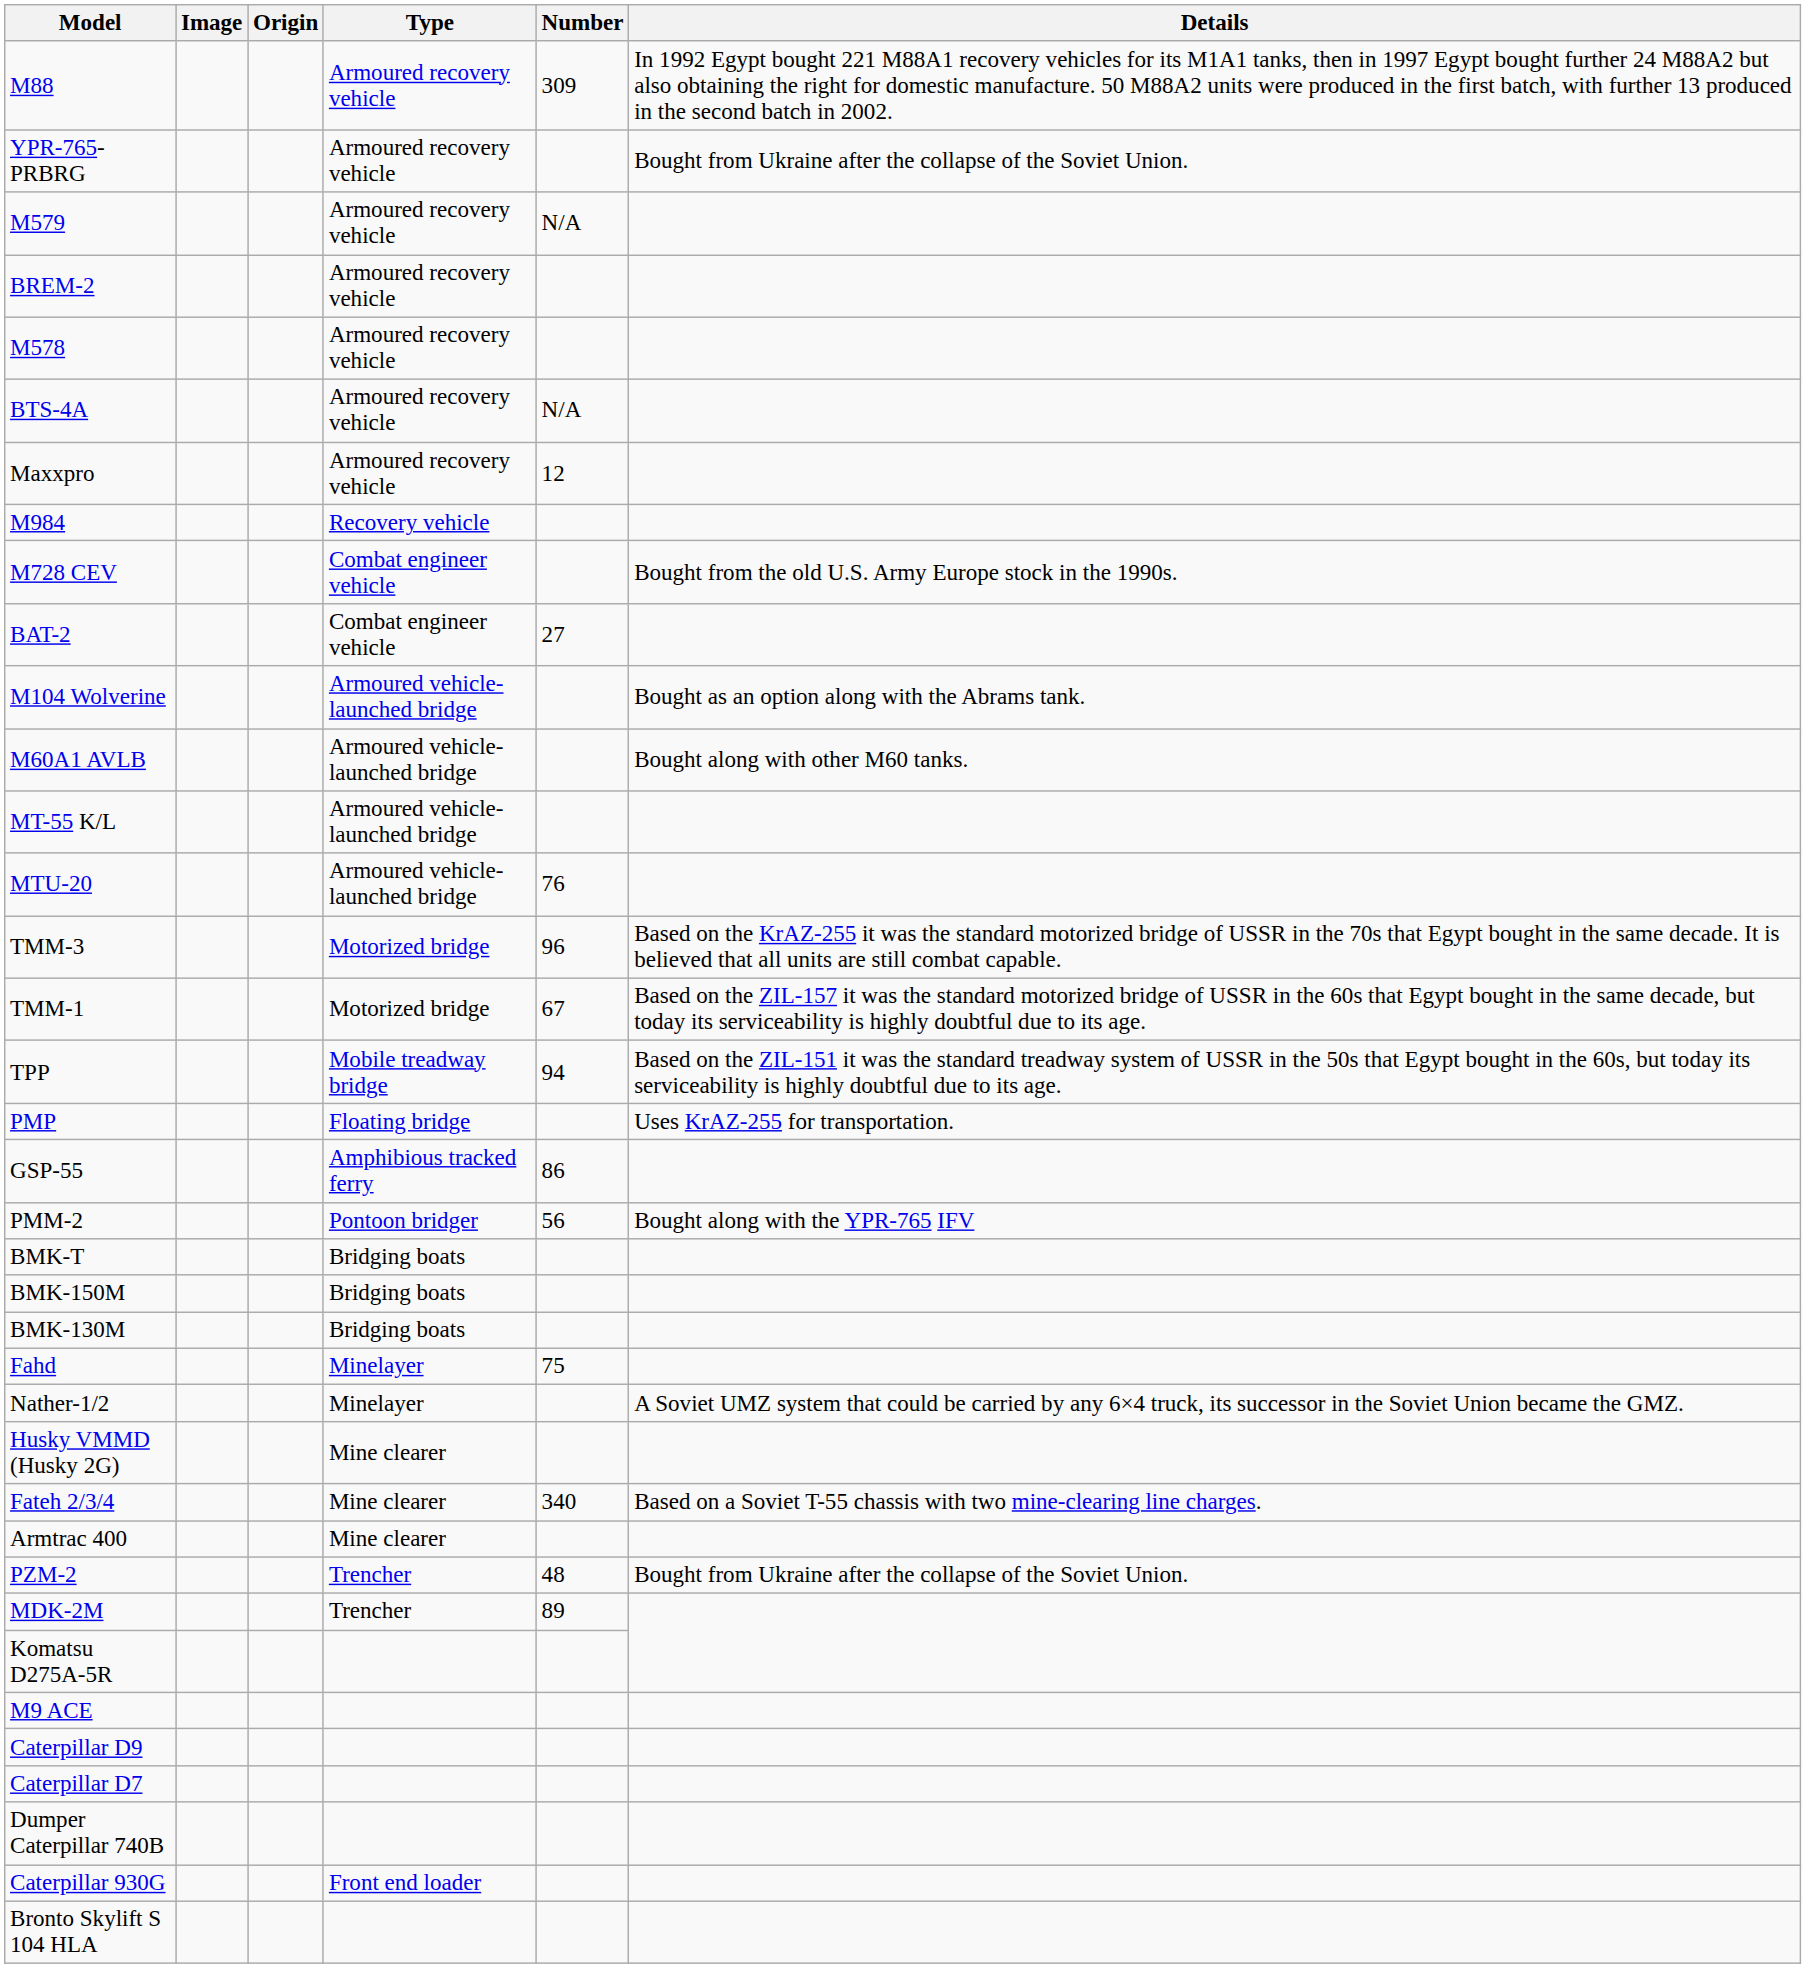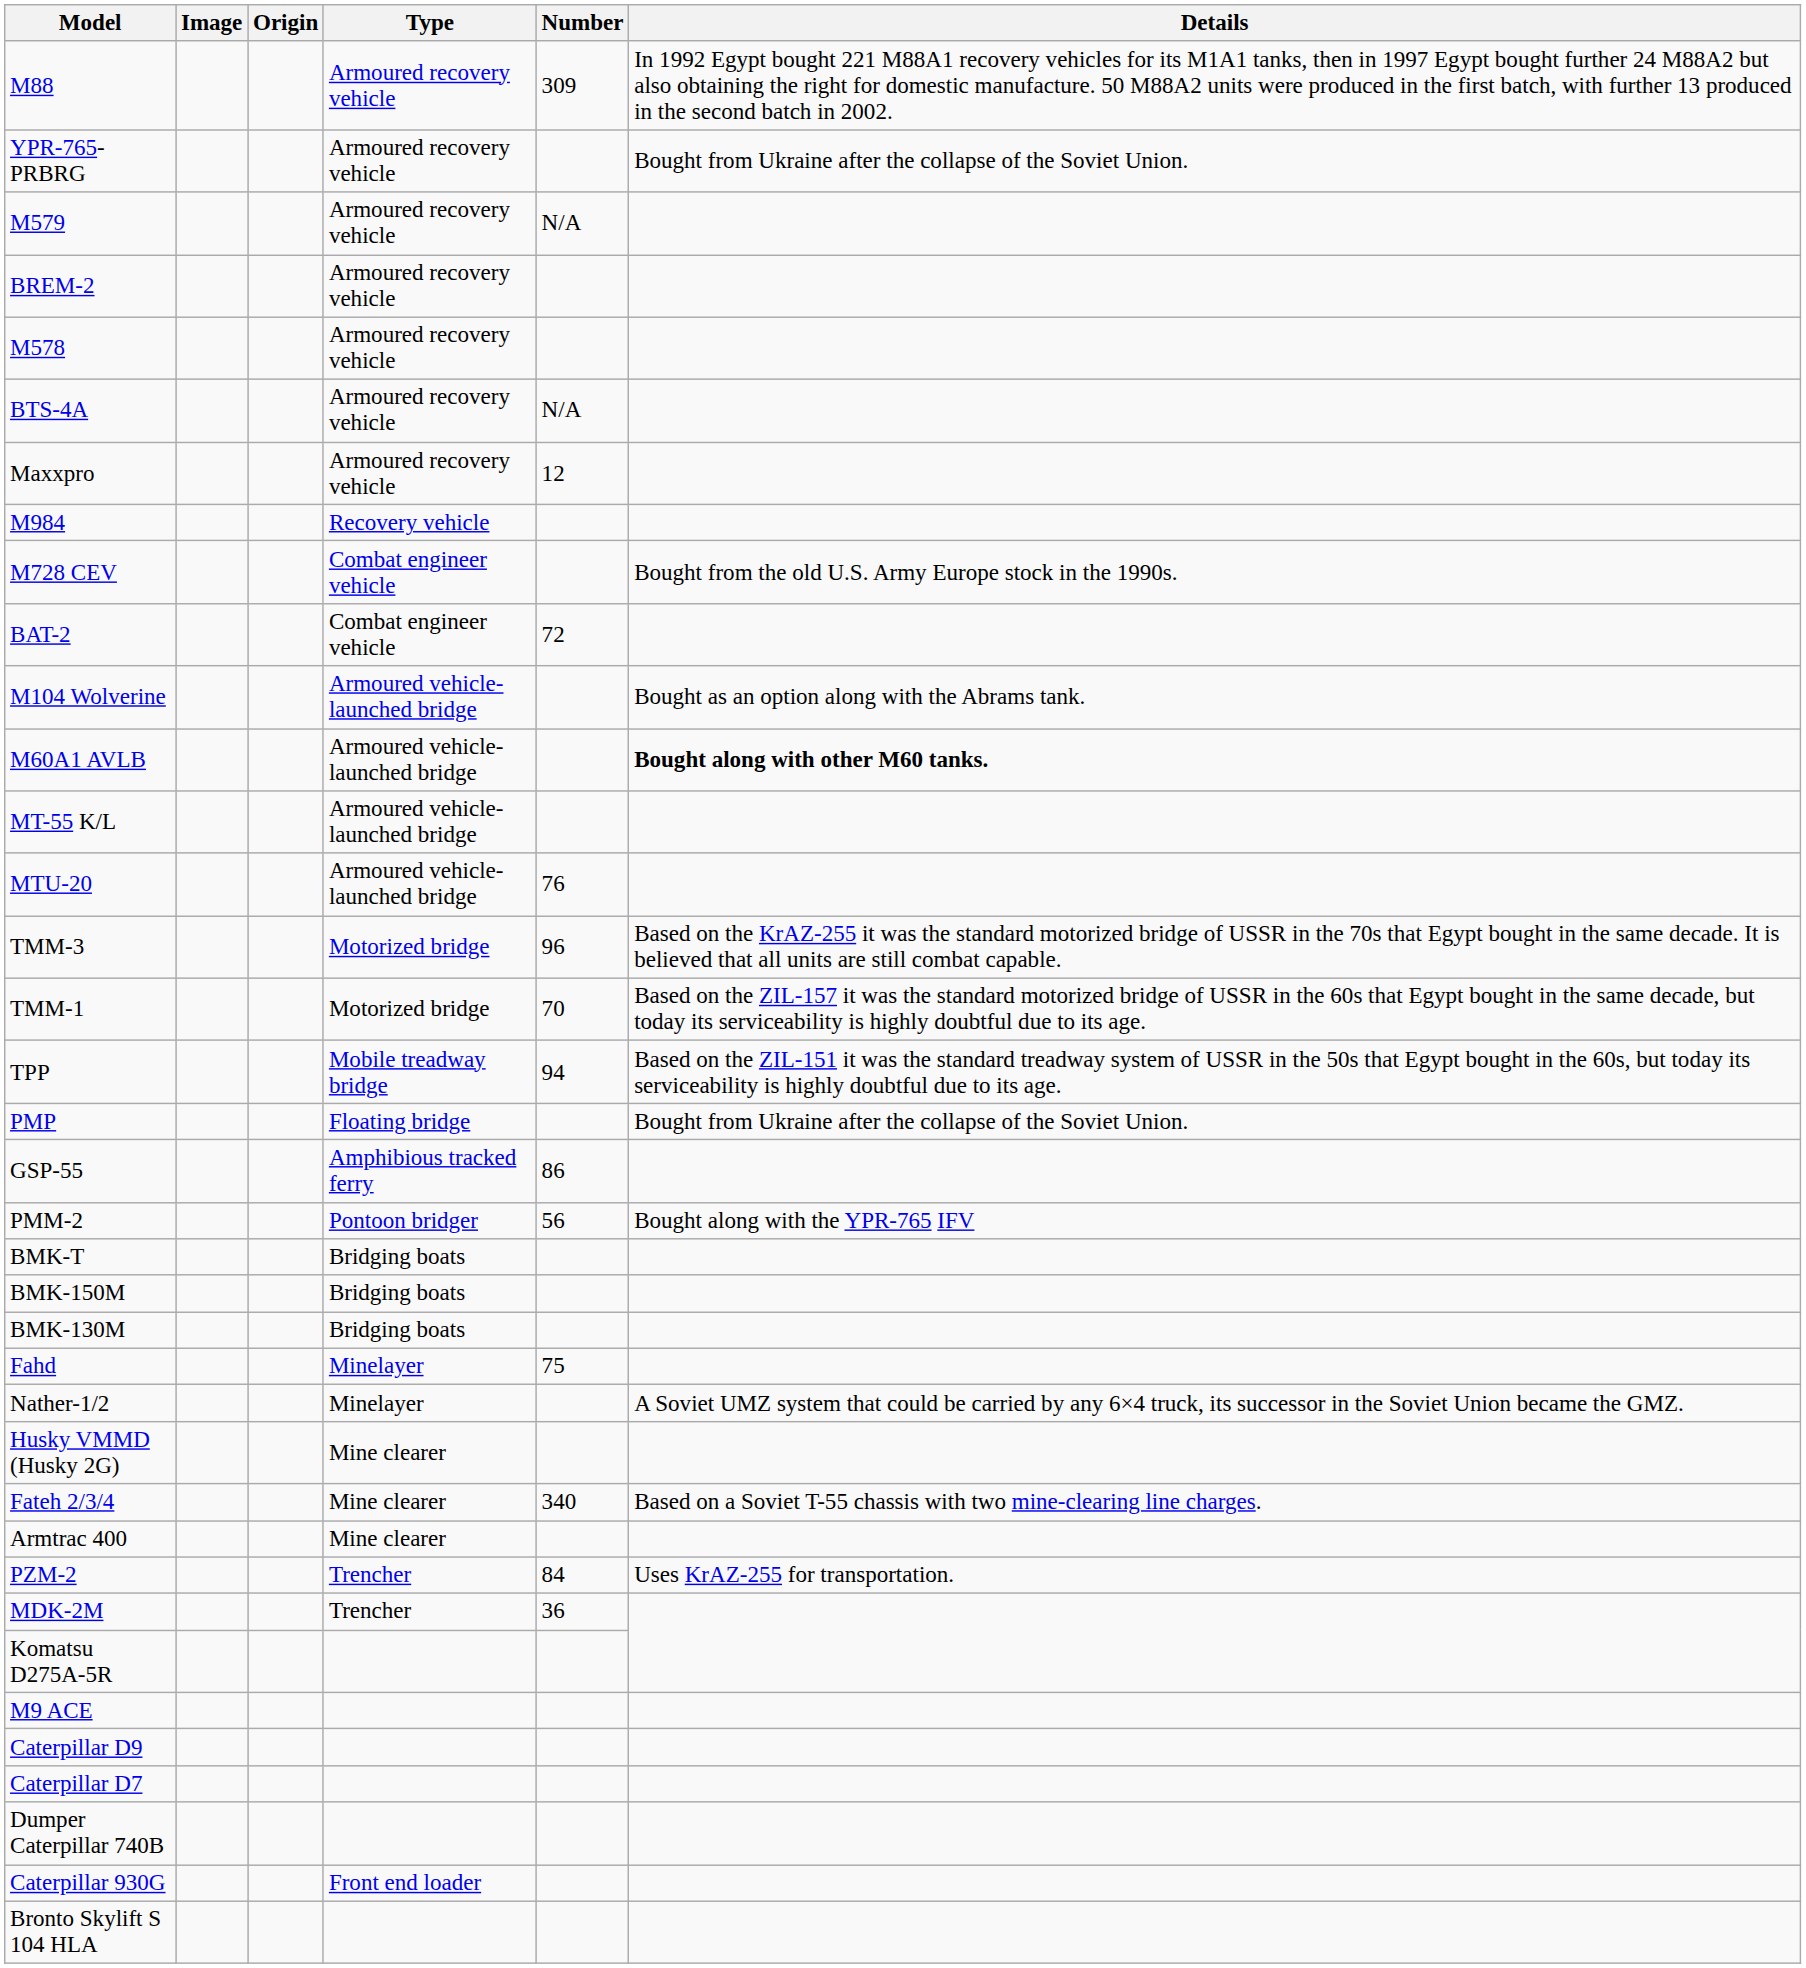(553, 634) 27 -> (553, 634) 72
(801, 759) normal -> (811, 759) bold
(553, 1009) 67 -> (553, 1009) 70
(794, 1121) Uses KrAZ-255 for transportation. -> (911, 1121) Bought from Ukraine after the collapse of the Soviet Union.
(553, 1574) 48 -> (553, 1574) 84
(911, 1574) Bought from Ukraine after the collapse of the Soviet Union. -> (794, 1574) Uses KrAZ-255 for transportation.
(553, 1611) 89 -> (553, 1611) 36
